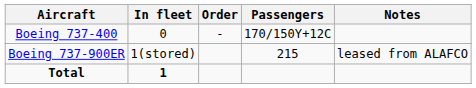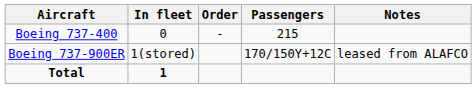(288, 34) 170/150Y+12C -> (288, 34) 215
(288, 54) 215 -> (288, 54) 170/150Y+12C
